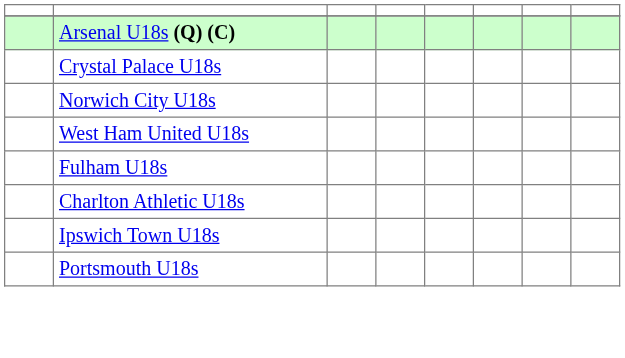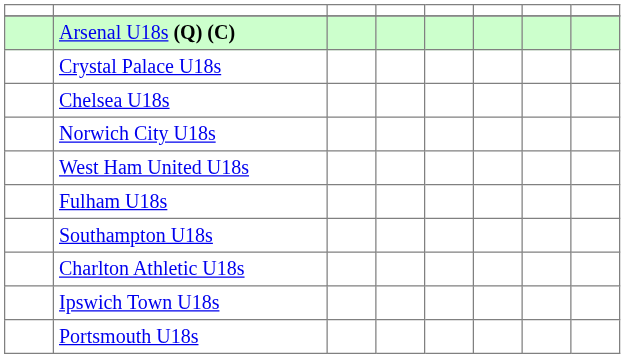+ row: (114, 100)
+ row: (136, 235)
